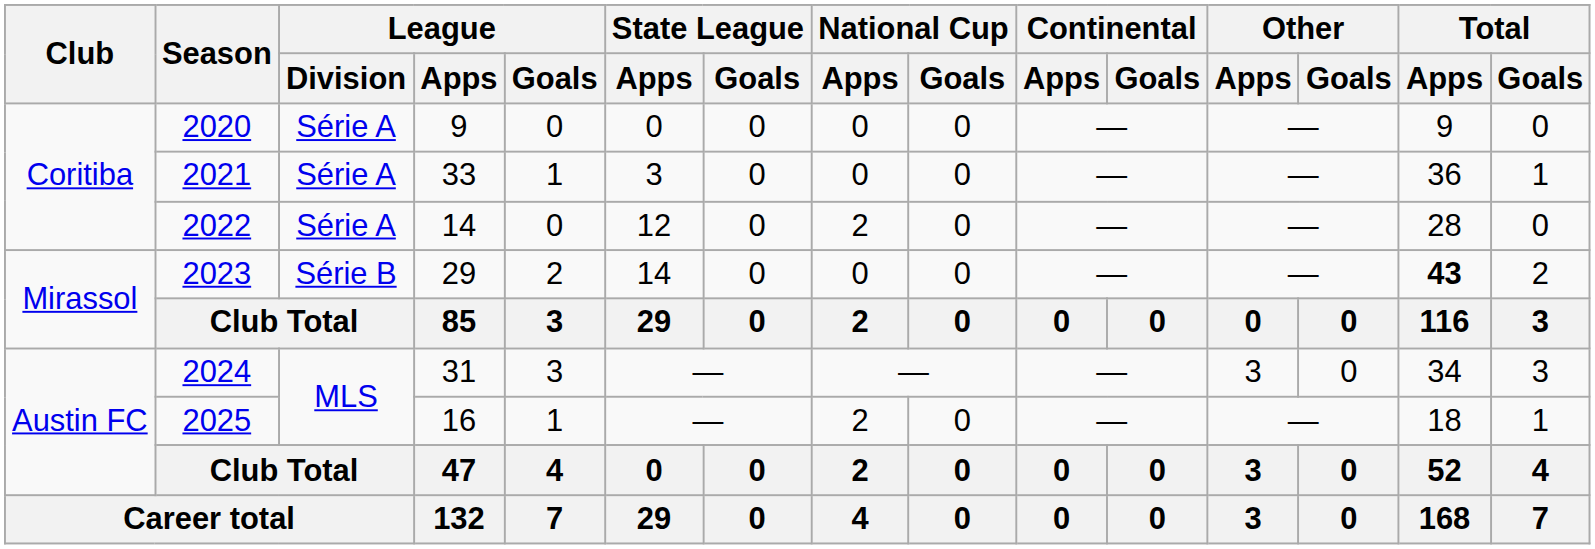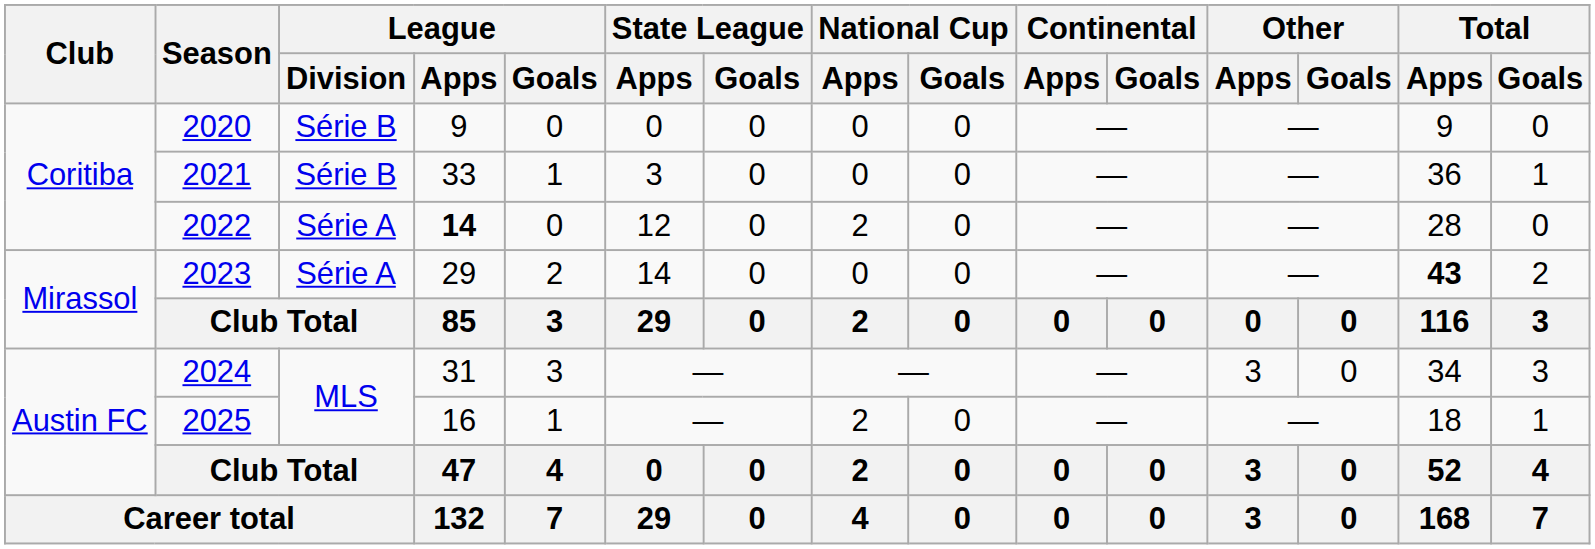(346, 126) Série A -> (346, 126) Série B
(346, 175) Série A -> (346, 175) Série B
(459, 224) normal -> (459, 224) bold
(346, 273) Série B -> (346, 273) Série A
